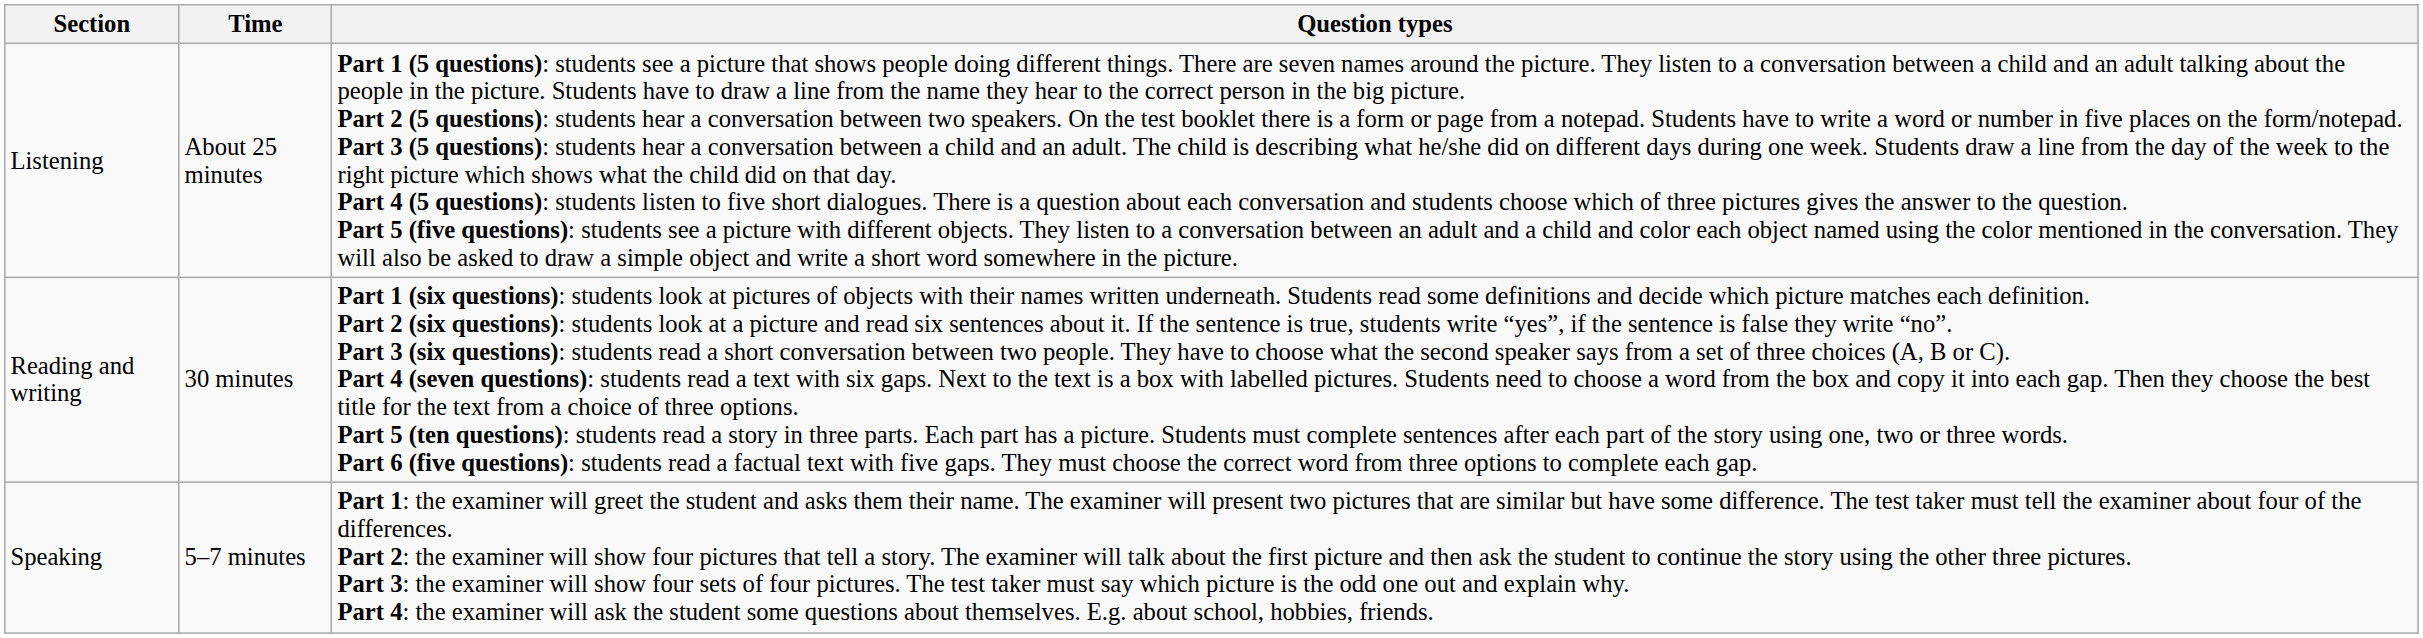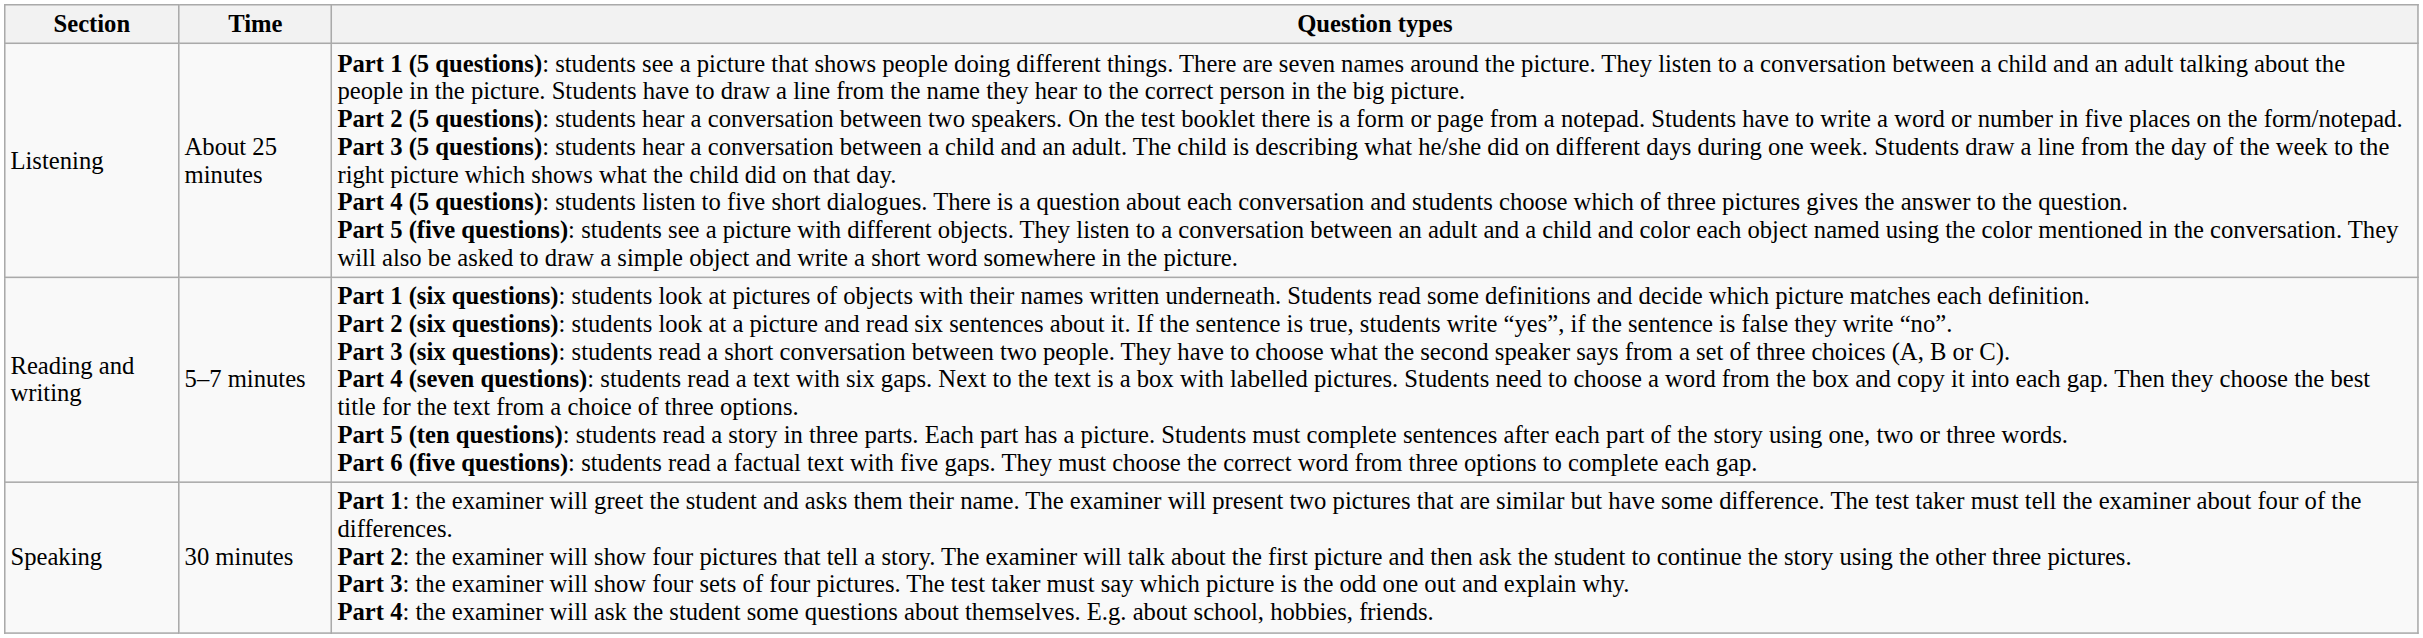(239, 379) 30 minutes -> (245, 379) 5–7 minutes
(245, 557) 5–7 minutes -> (239, 557) 30 minutes
